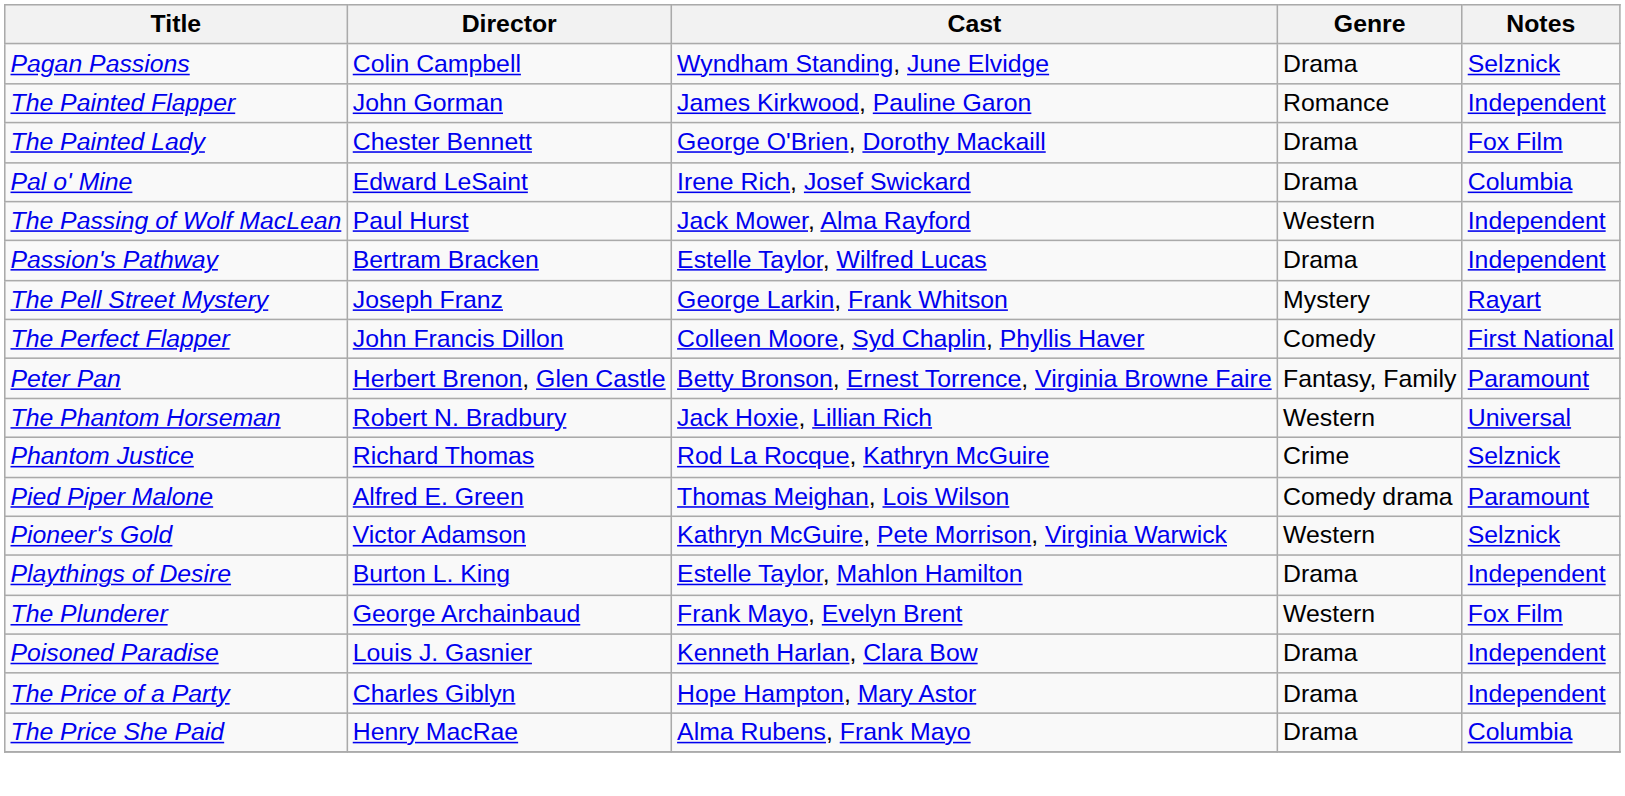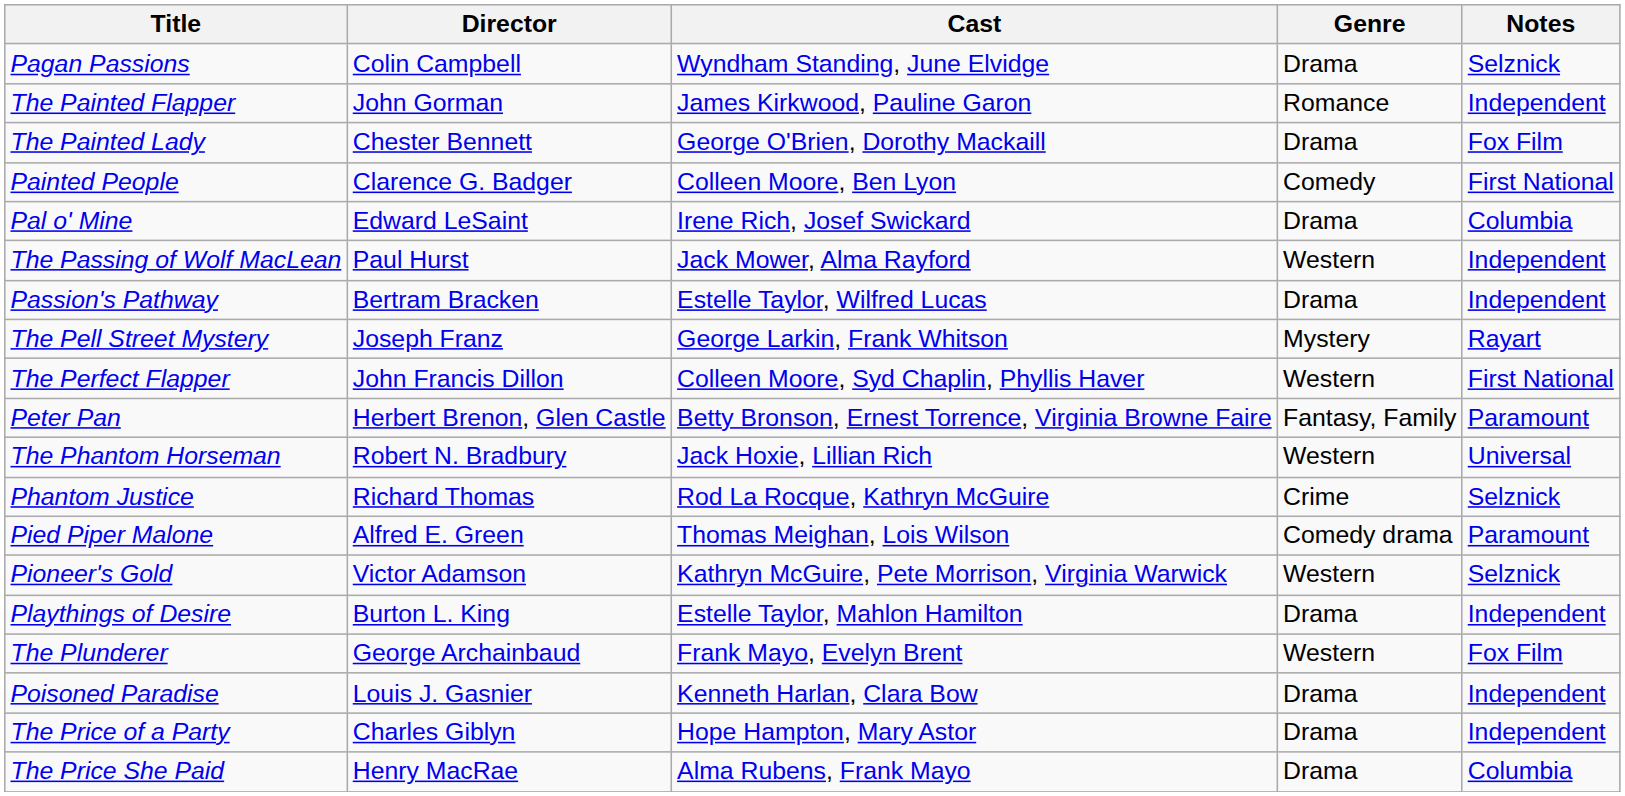+ row: (95, 181)
(1329, 338) Comedy -> (1329, 378) Western
